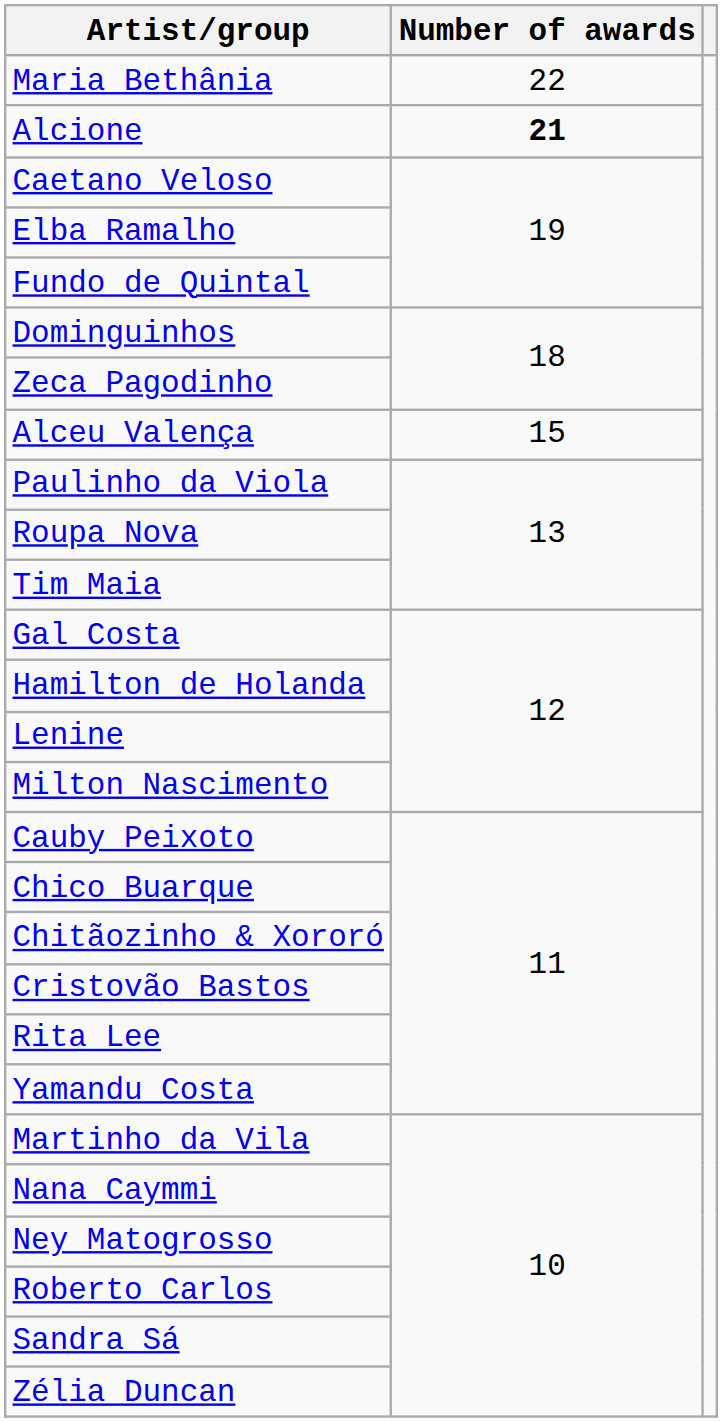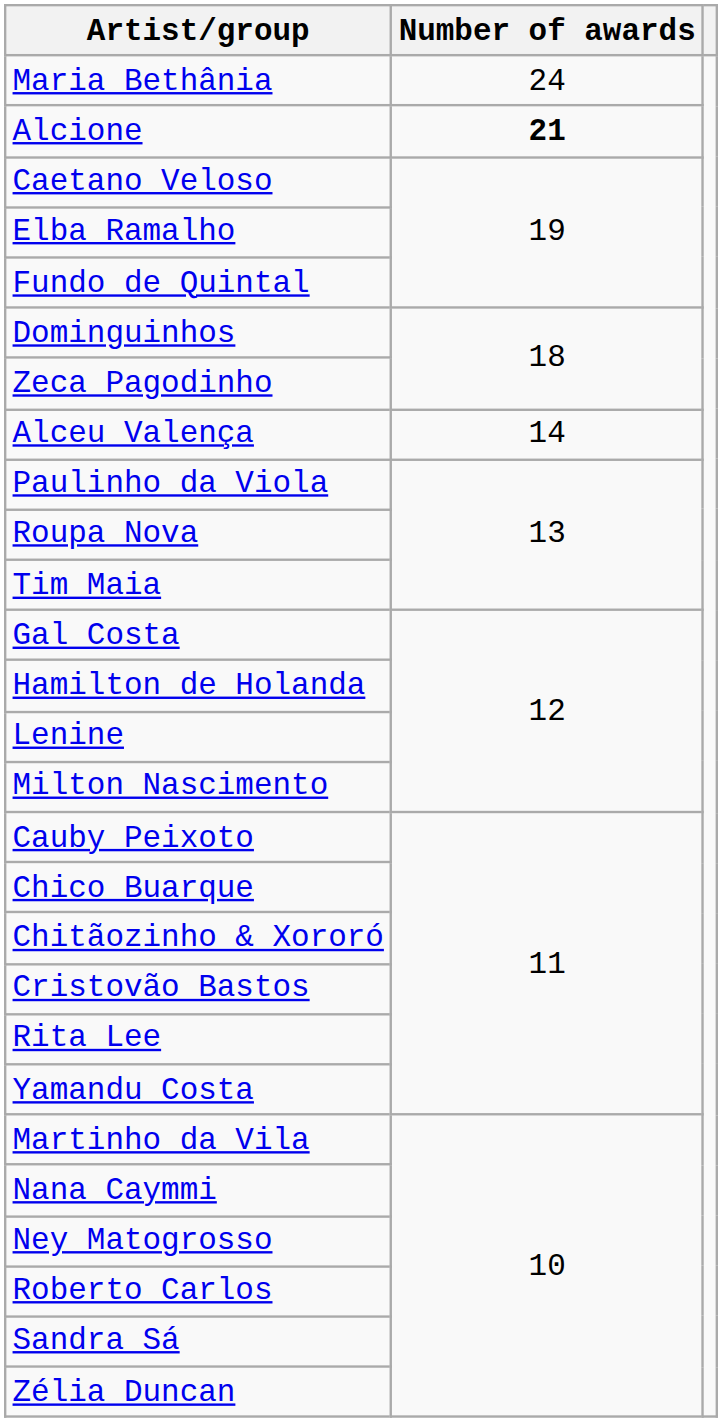(547, 81) 22 -> (547, 81) 24
(547, 434) 15 -> (547, 434) 14
